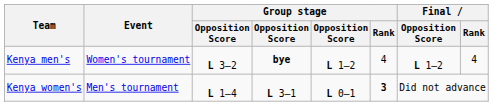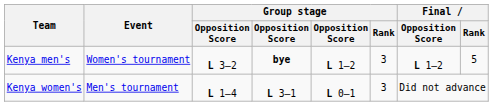(384, 60) 4 -> (384, 60) 3
(474, 60) 4 -> (474, 60) 5
(384, 87) bold -> (384, 87) normal
